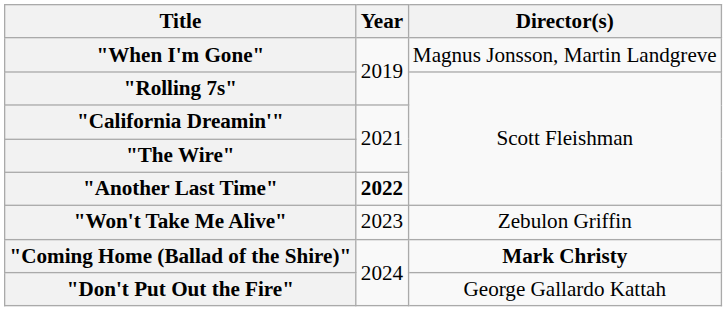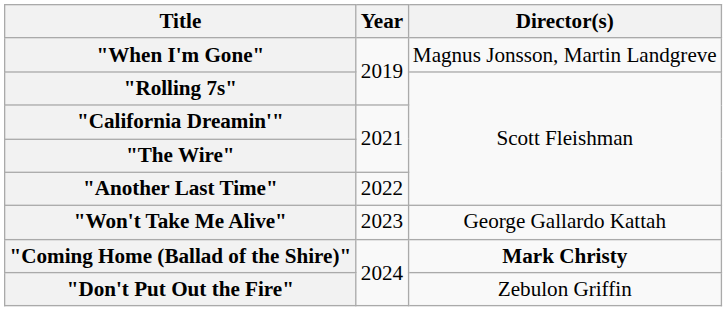(382, 188) bold -> (382, 188) normal
(565, 222) Zebulon Griffin -> (565, 222) George Gallardo Kattah
(565, 289) George Gallardo Kattah -> (565, 289) Zebulon Griffin
